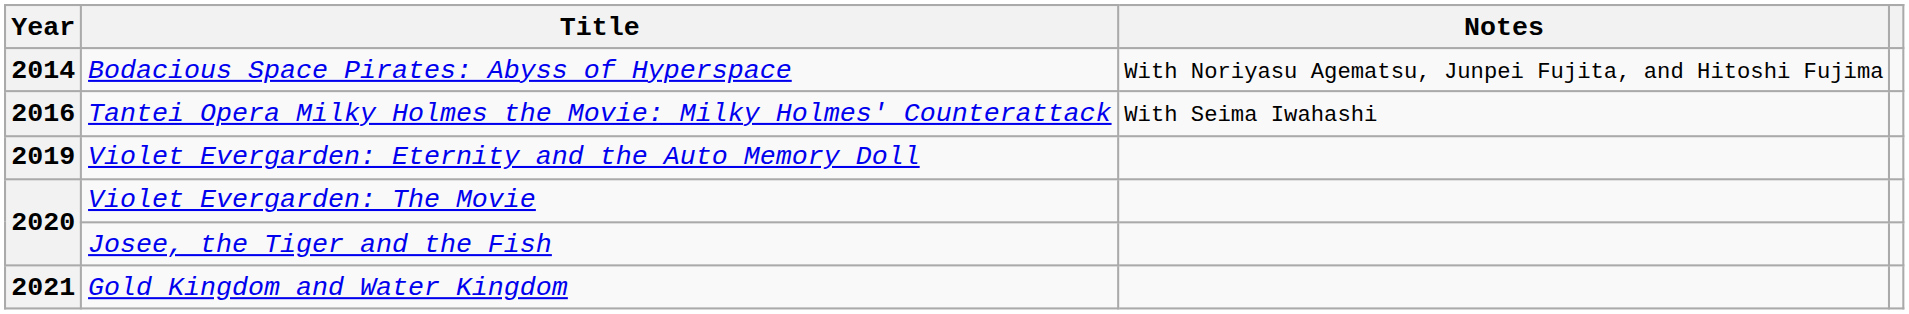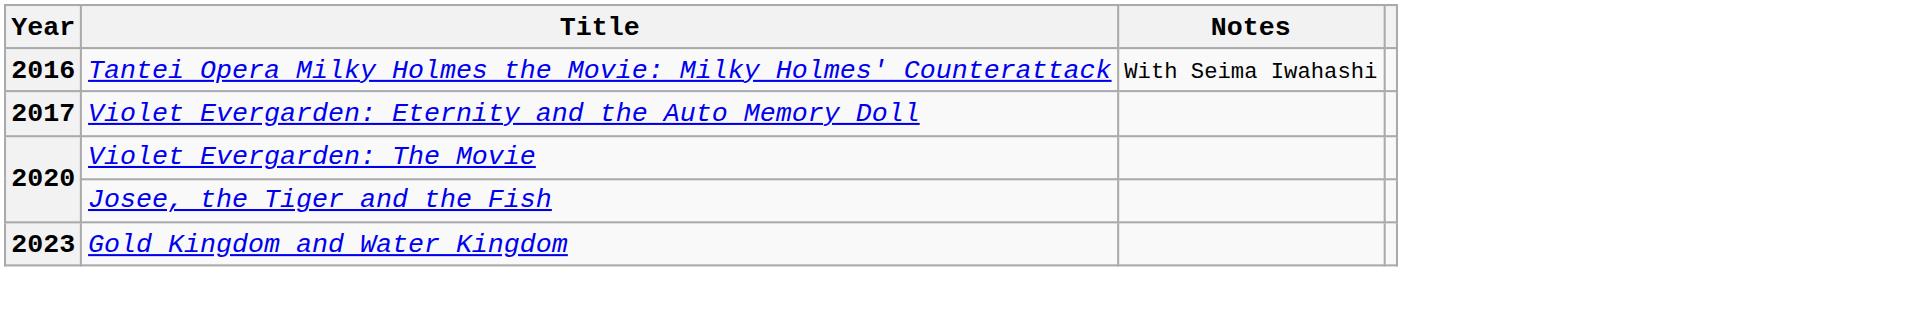- row: (440, 70)
(43, 157) 2019 -> (43, 114) 2017
(43, 287) 2021 -> (43, 244) 2023
